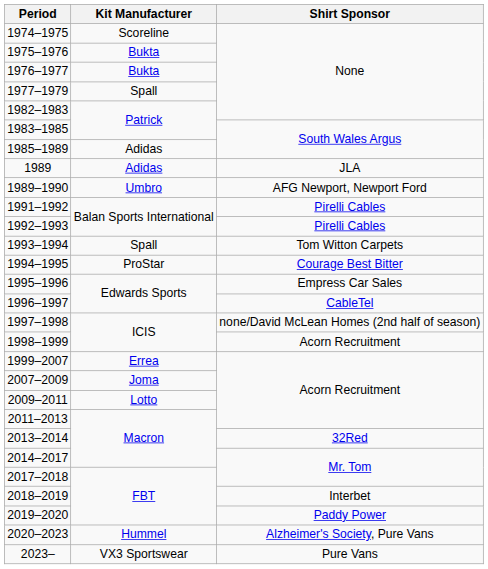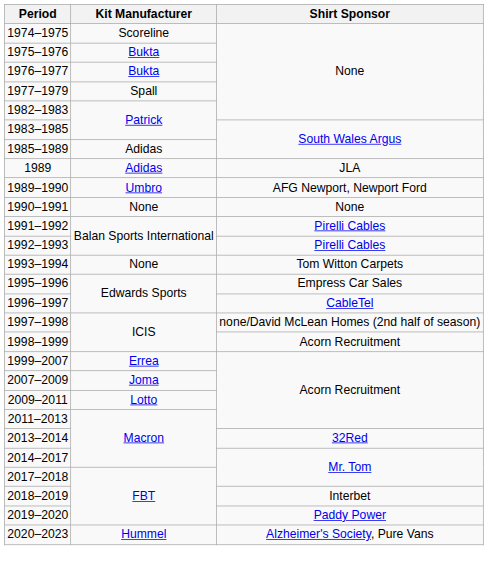+ row: (38, 206)
(144, 245) Spall -> (144, 264) None
- row: (38, 264)
- row: (38, 554)
